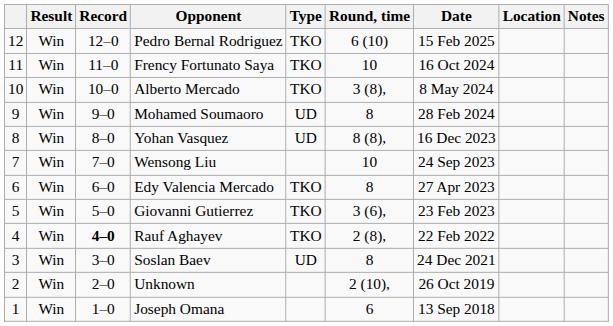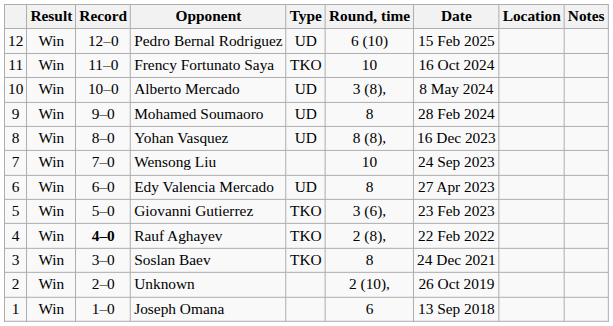(306, 41) TKO -> (306, 41) UD
(306, 89) TKO -> (306, 89) UD
(306, 187) TKO -> (306, 187) UD
(306, 260) UD -> (306, 260) TKO
